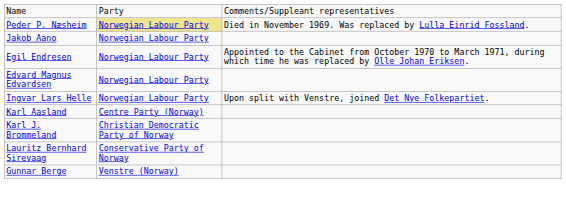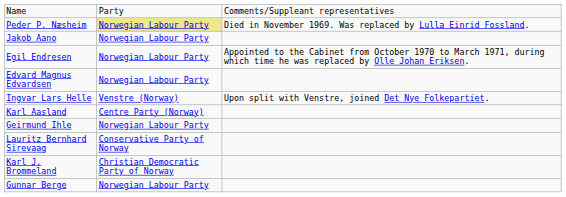(154, 98) Norwegian Labour Party -> (139, 98) Venstre (Norway)
+ row: (39, 125)
rows swapped: (31, 130) <-> (46, 153)
(139, 172) Venstre (Norway) -> (154, 185) Norwegian Labour Party
